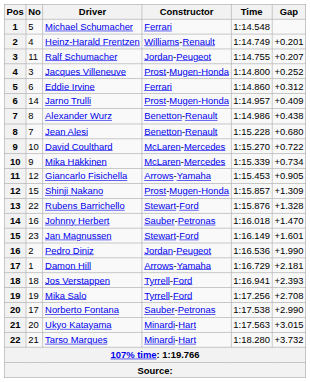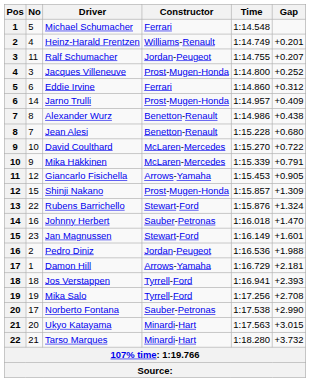(289, 161) +0.734 -> (289, 161) +0.791
(289, 206) +1.328 -> (289, 206) +1.324
(289, 251) +1.990 -> (289, 251) +1.988
